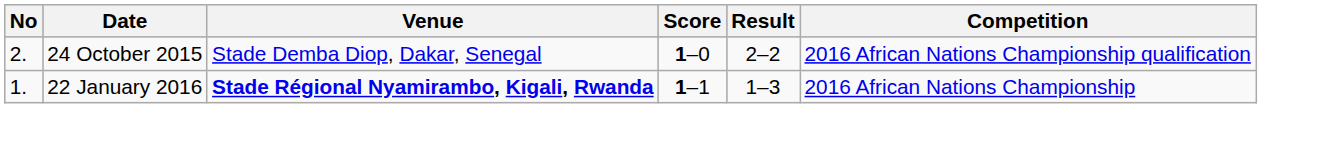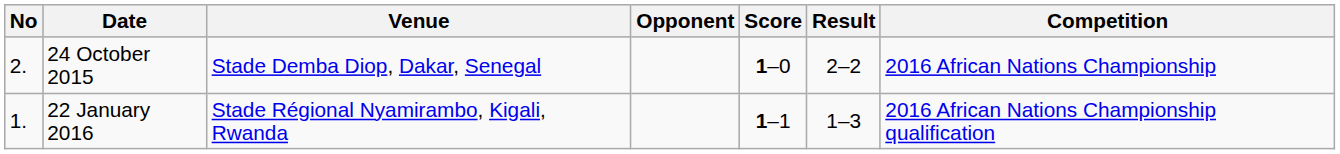+ column: (685, 21)
(1028, 54) 2016 African Nations Championship qualification -> (1051, 65) 2016 African Nations Championship
(433, 86) bold -> (379, 121) normal
(970, 86) 2016 African Nations Championship -> (1051, 121) 2016 African Nations Championship qualification
